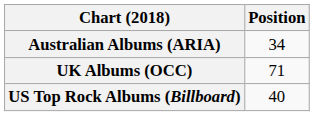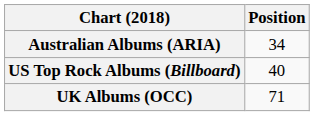rows swapped: (124, 70) <-> (124, 96)
